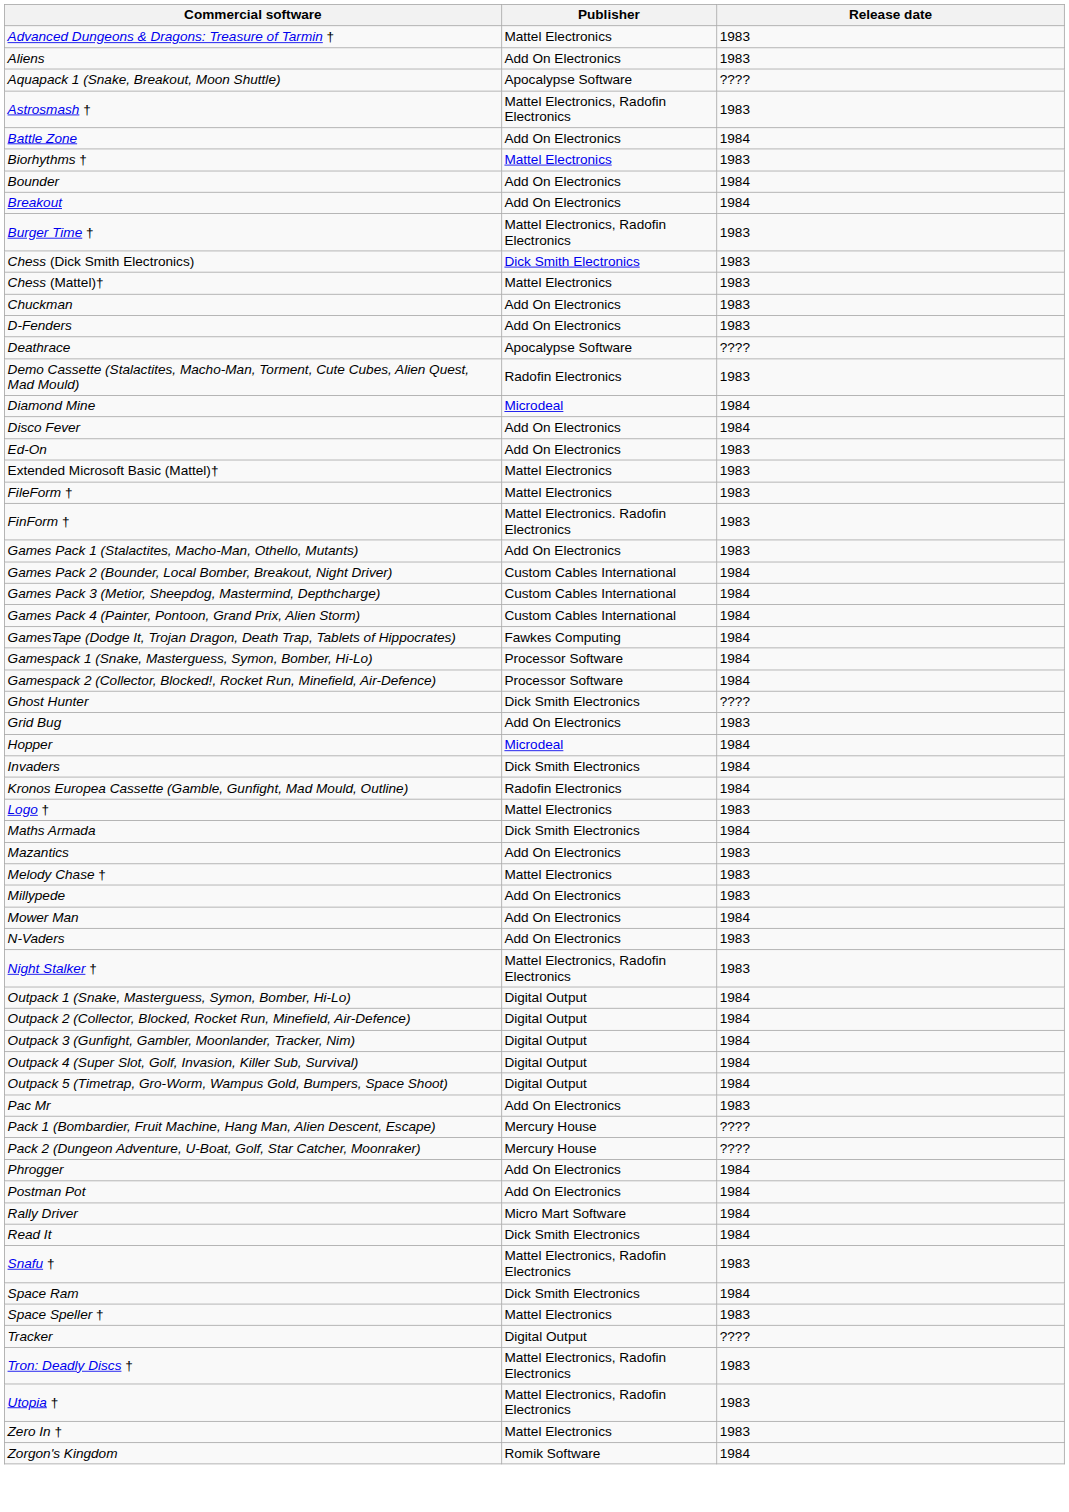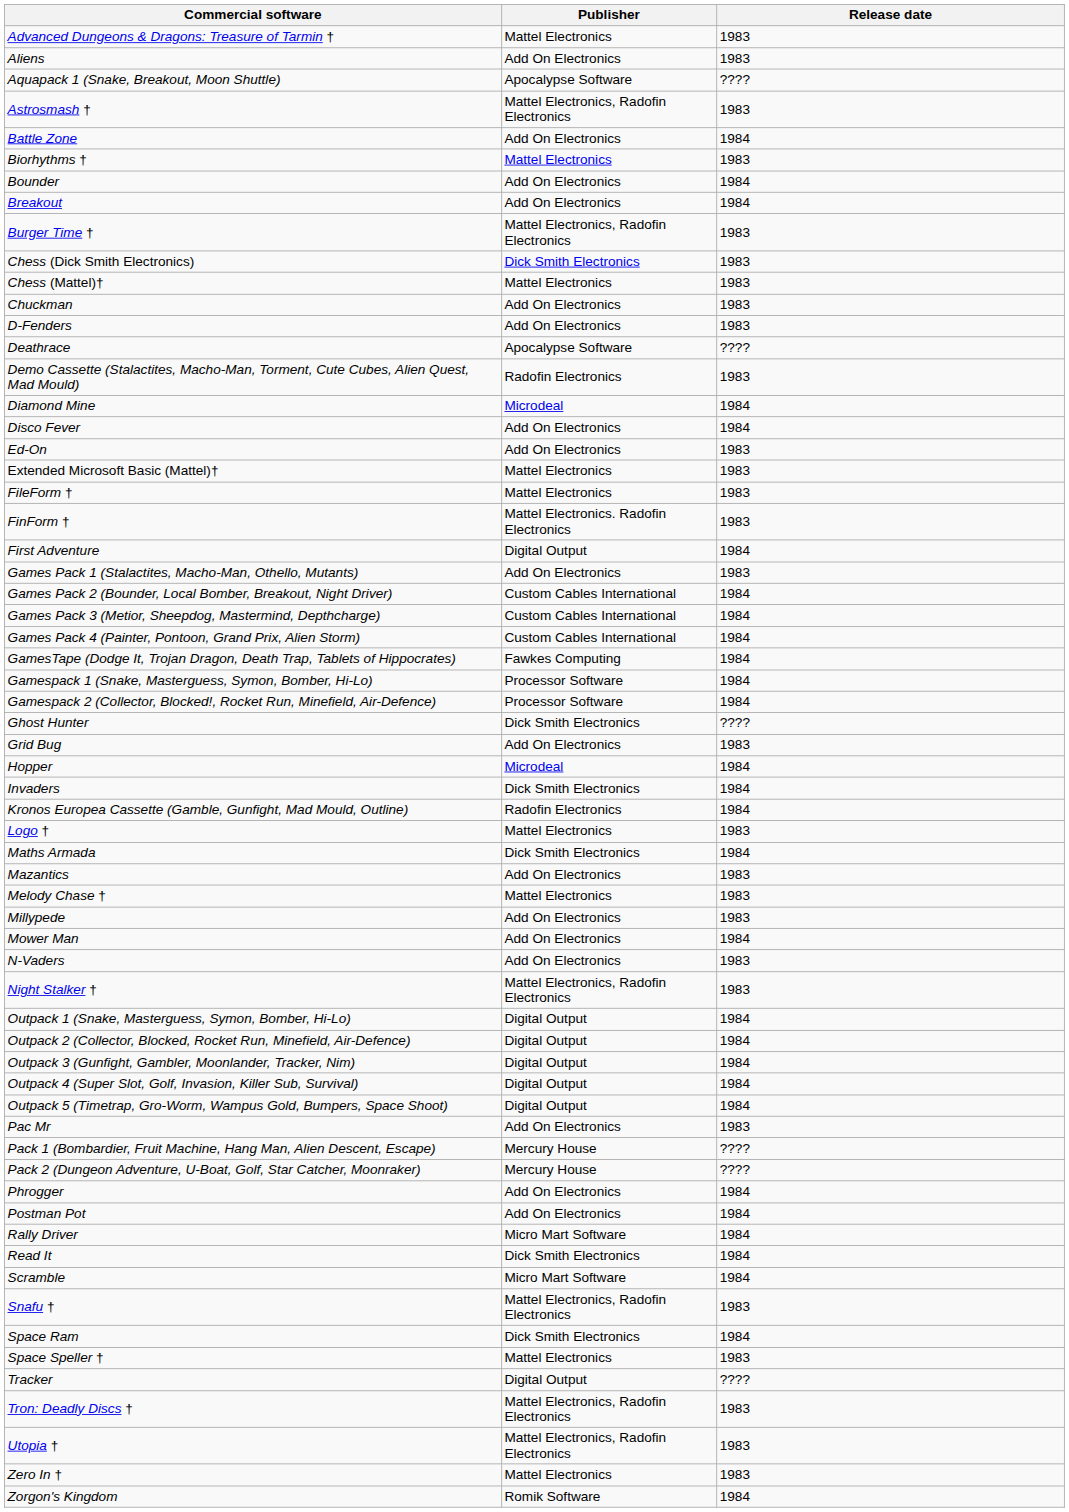+ row: (53, 550)
+ row: (36, 1278)
